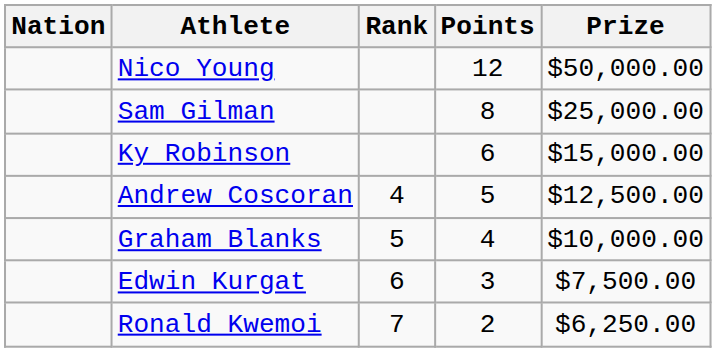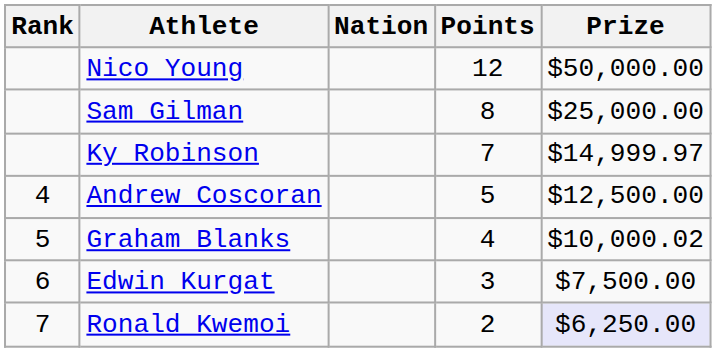columns swapped: (397, 26) <-> (58, 26)
(488, 154) 6 -> (488, 154) 7
(626, 154) $15,000.00 -> (626, 154) $14,999.97
(626, 239) $10,000.00 -> (626, 239) $10,000.02
(626, 324) no background -> (626, 324) lavender background
